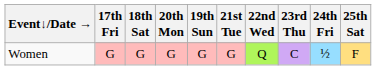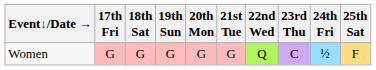columns swapped: (202, 23) <-> (171, 23)
